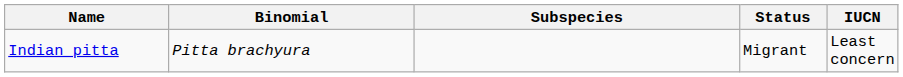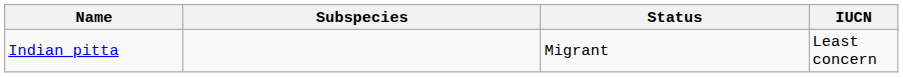- column: (292, 17)
